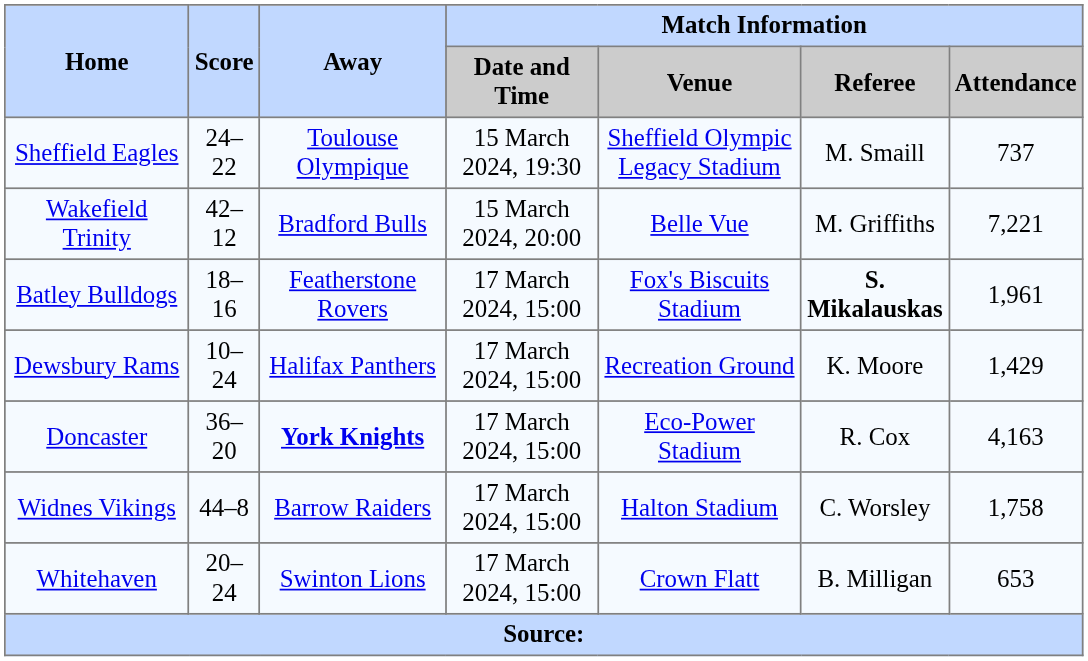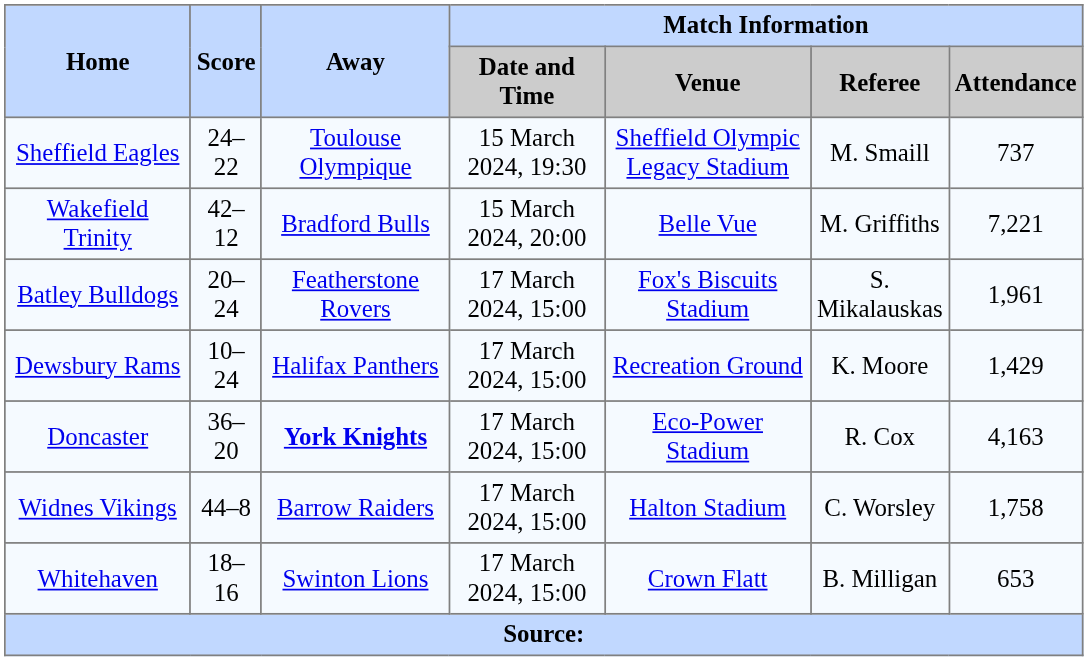(224, 294) 18–16 -> (226, 294) 20–24
(875, 294) bold -> (880, 294) normal
(224, 577) 20–24 -> (226, 577) 18–16
